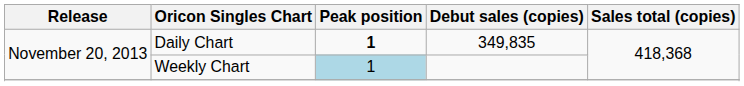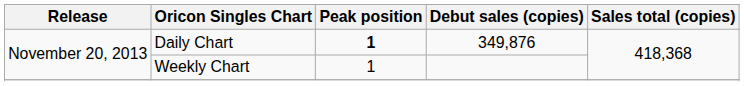(507, 42) 349,835 -> (507, 42) 349,876
(371, 67) lightblue background -> (371, 67) no background
